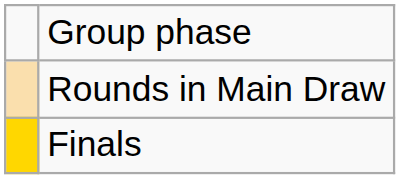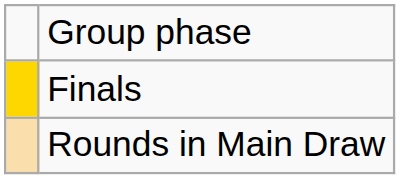rows swapped: (216, 88) <-> (94, 144)
